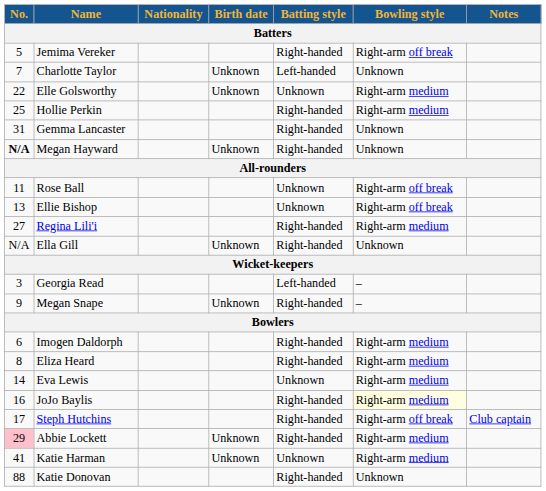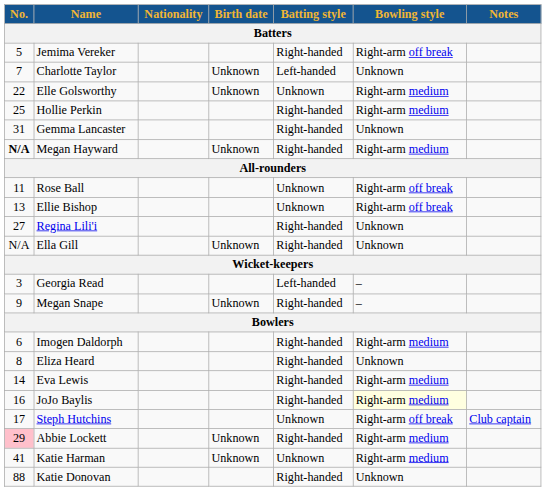(380, 149) Unknown -> (402, 149) Right-arm medium
(402, 226) Right-arm medium -> (380, 226) Unknown
(402, 361) Right-arm medium -> (380, 361) Unknown
(300, 380) Unknown -> (309, 380) Right-handed
(309, 419) Right-handed -> (300, 419) Unknown
